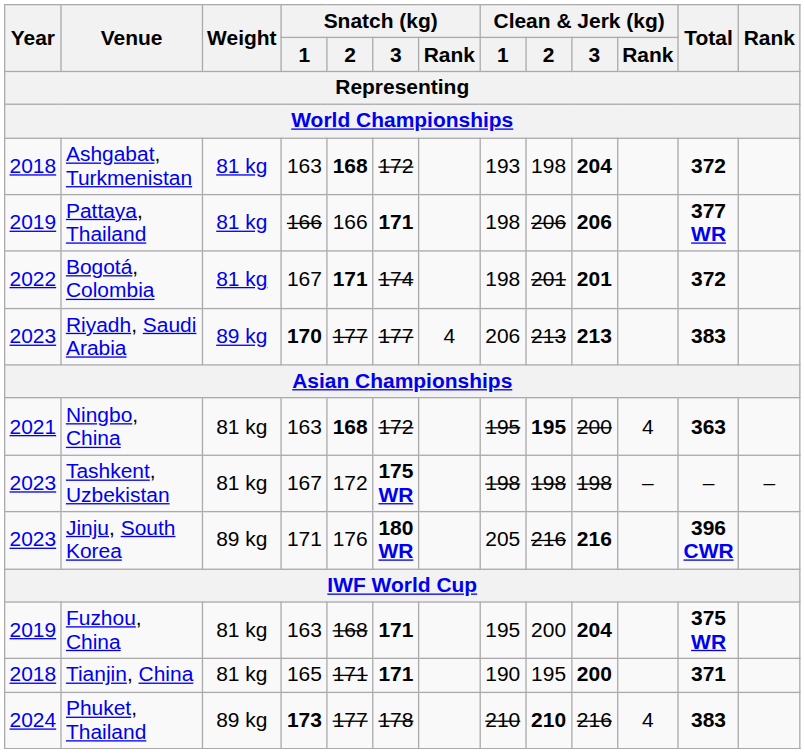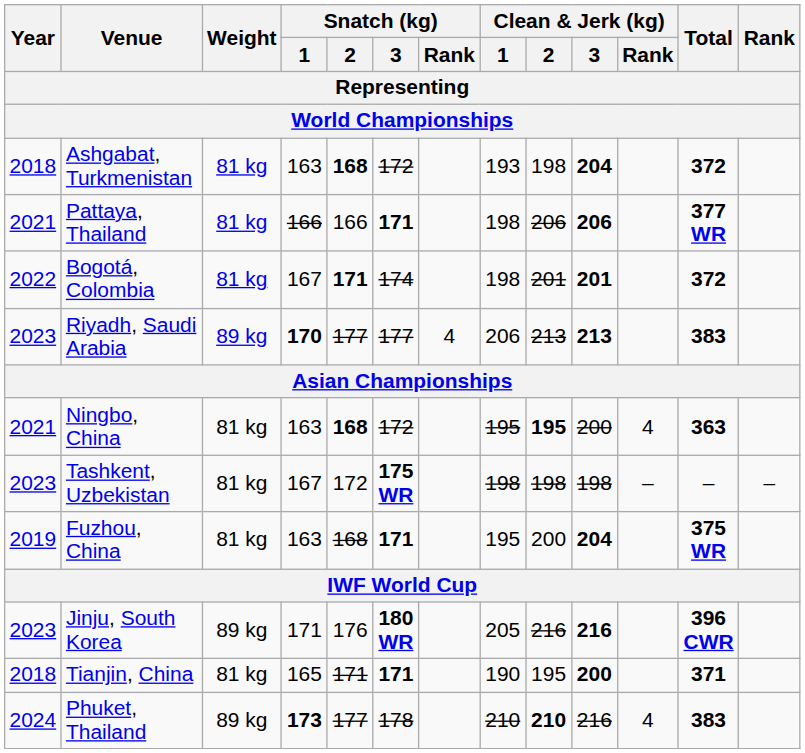(33, 222) 2019 -> (33, 222) 2021
rows swapped: (121, 540) <-> (104, 630)
